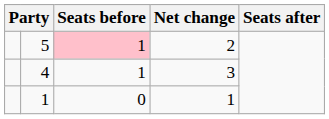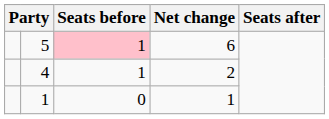(231, 45) 2 -> (231, 45) 6
(231, 72) 3 -> (231, 72) 2
